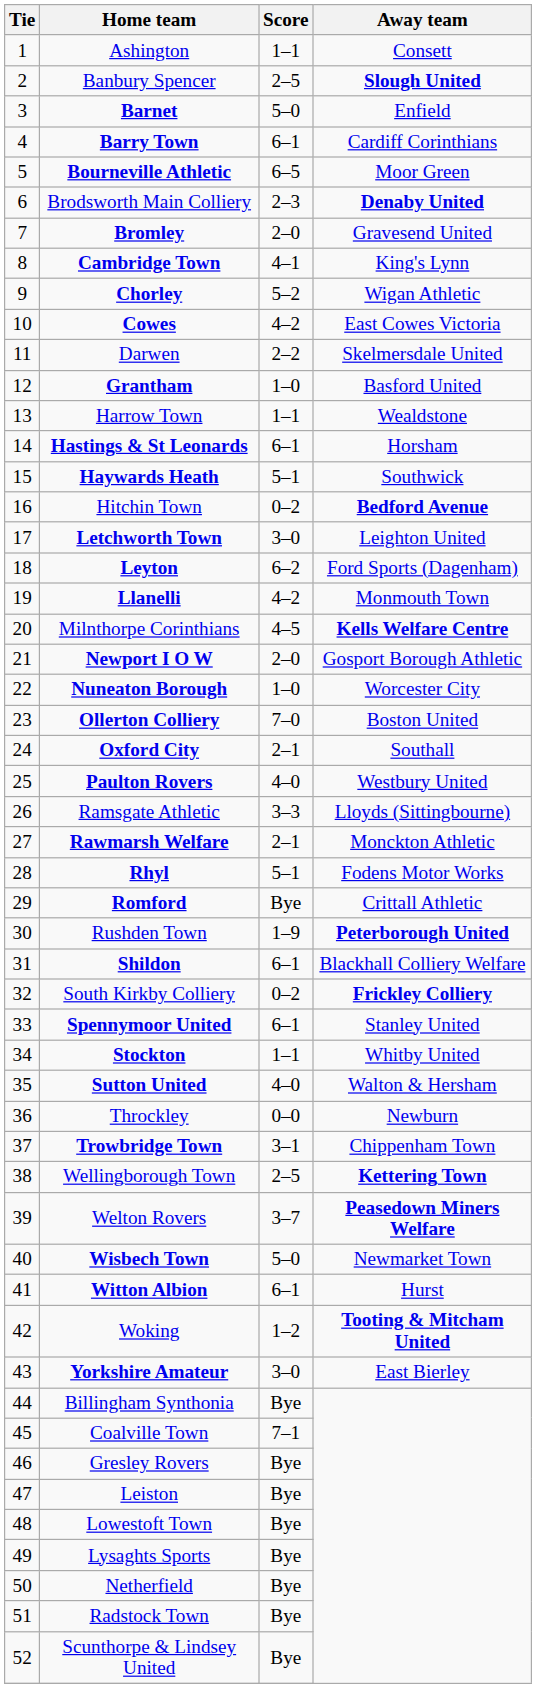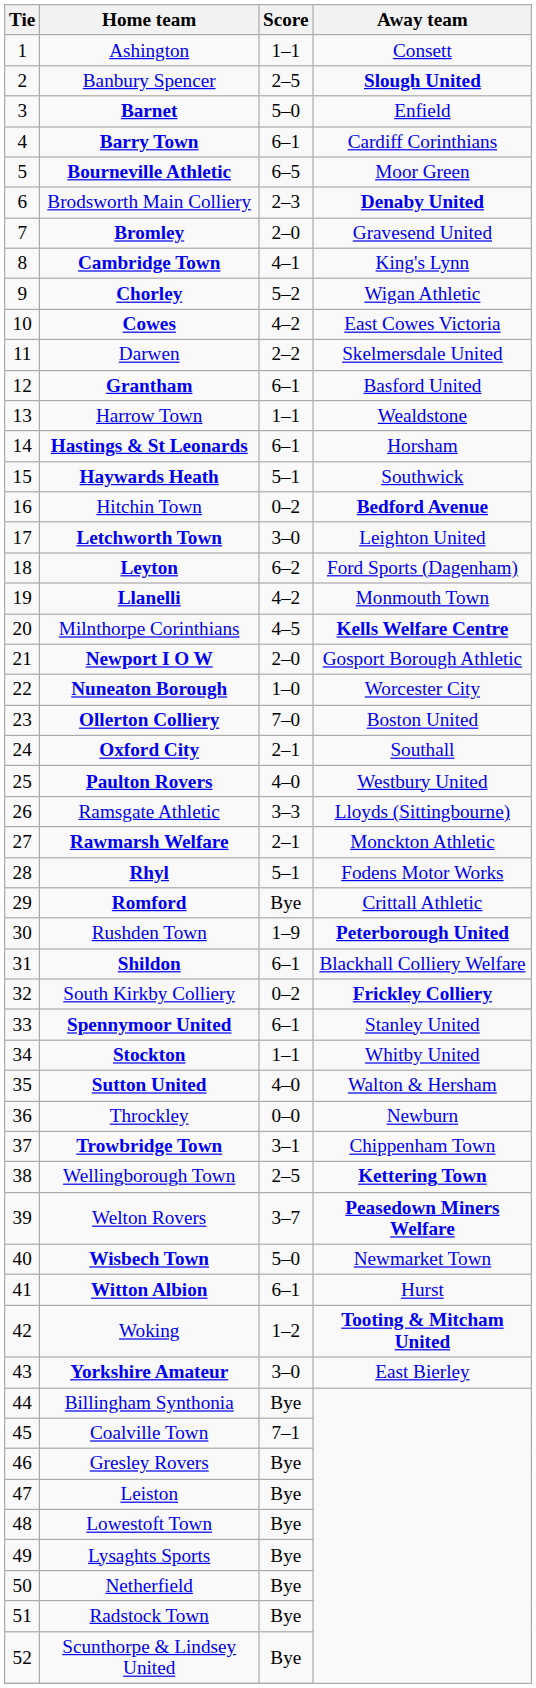(286, 385) 1–0 -> (286, 385) 6–1
